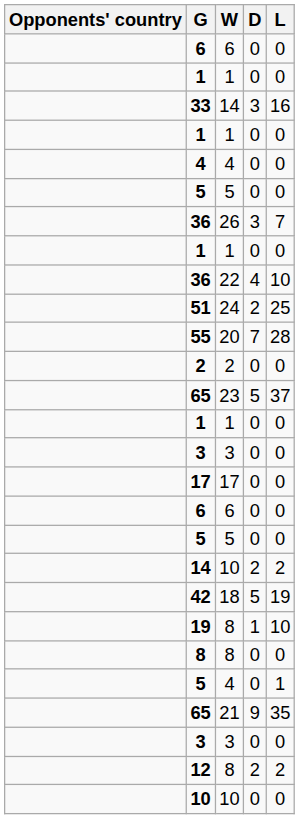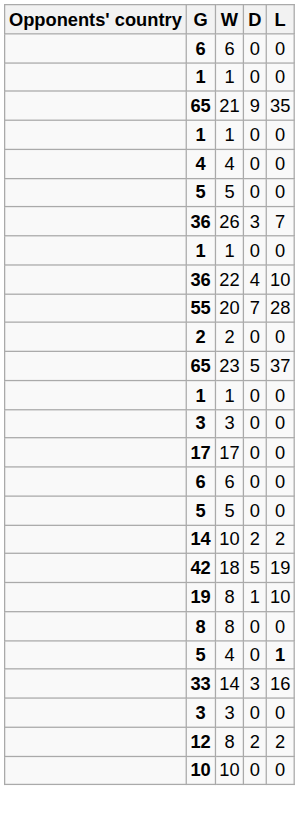rows swapped: (201, 713) <-> (201, 106)
- row: (201, 308)
(280, 684) normal -> (280, 655) bold
